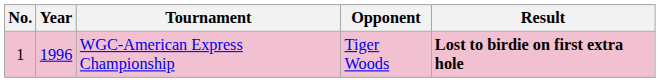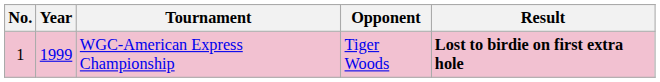(56, 54) 1996 -> (56, 54) 1999
